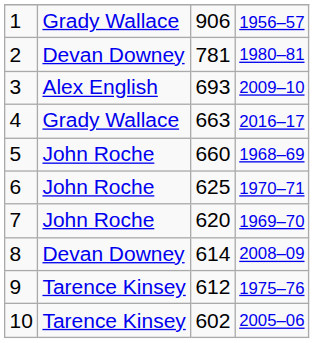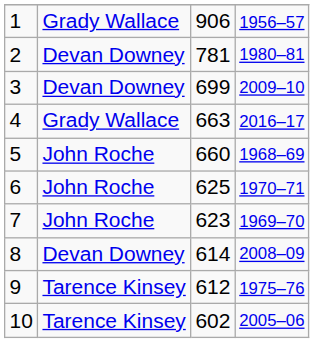(100, 87) Alex English -> (114, 87) Devan Downey
(213, 87) 693 -> (213, 87) 699
(213, 220) 620 -> (213, 220) 623
